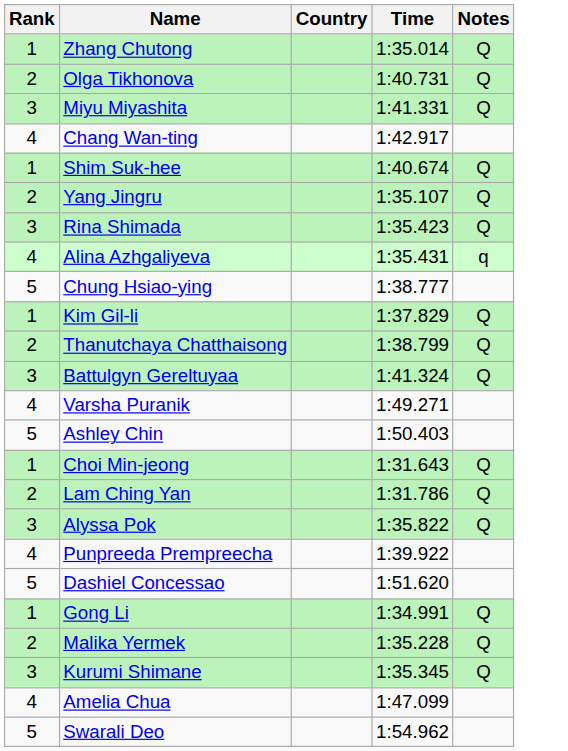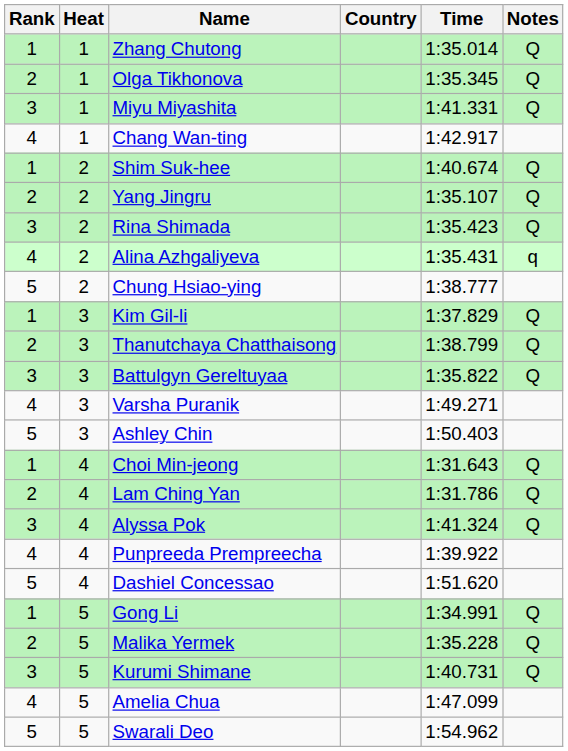+ column: (84, 19)
(413, 78) 1:40.731 -> (462, 78) 1:35.345
(413, 375) 1:41.324 -> (462, 375) 1:35.822
(413, 524) 1:35.822 -> (462, 524) 1:41.324
(413, 672) 1:35.345 -> (462, 672) 1:40.731
